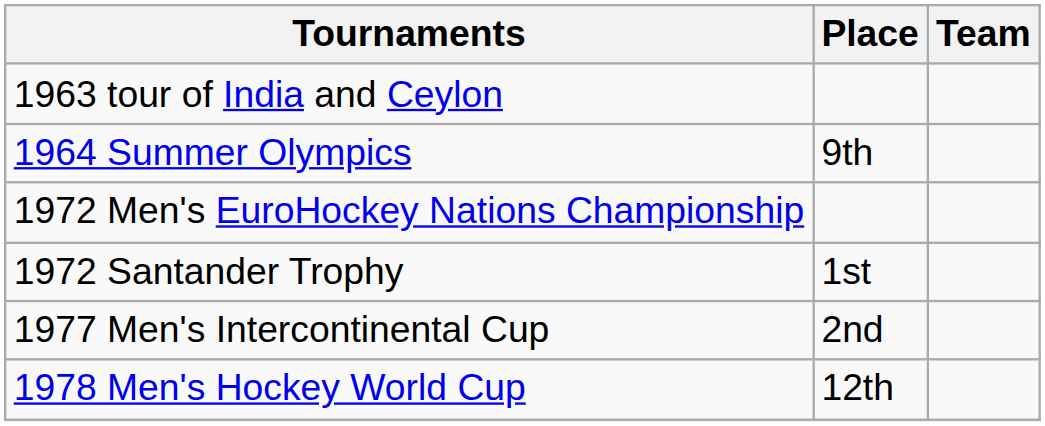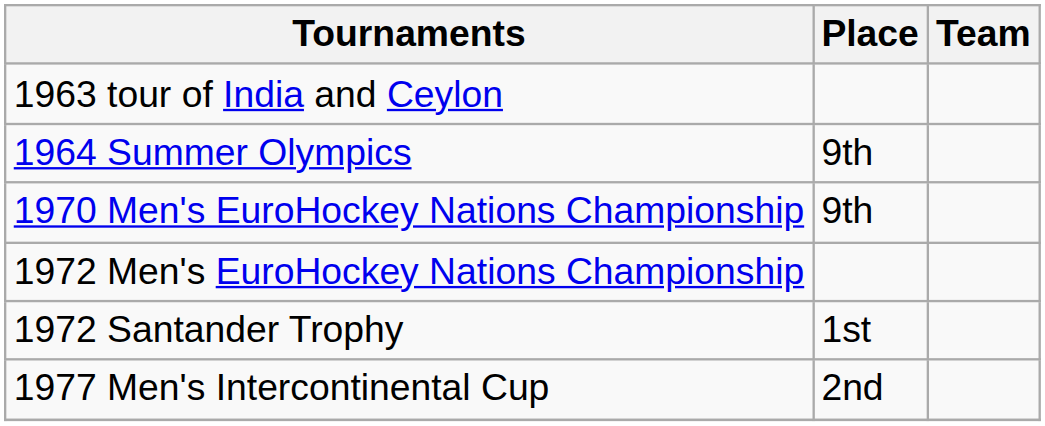+ row: (409, 211)
- row: (270, 388)
